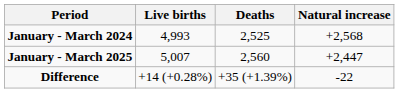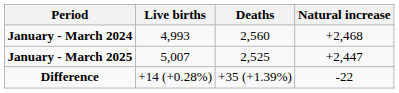(255, 35) 2,525 -> (255, 35) 2,560
(344, 35) +2,568 -> (344, 35) +2,468
(255, 56) 2,560 -> (255, 56) 2,525
